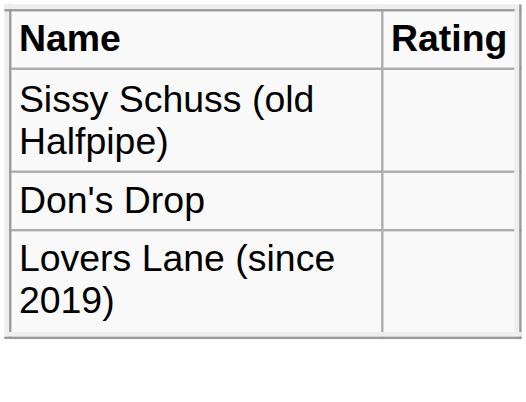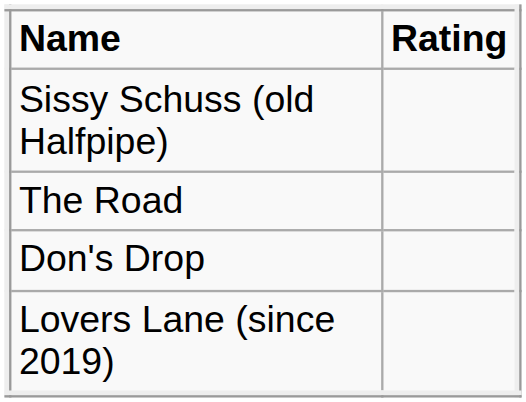+ row: (101, 200)
